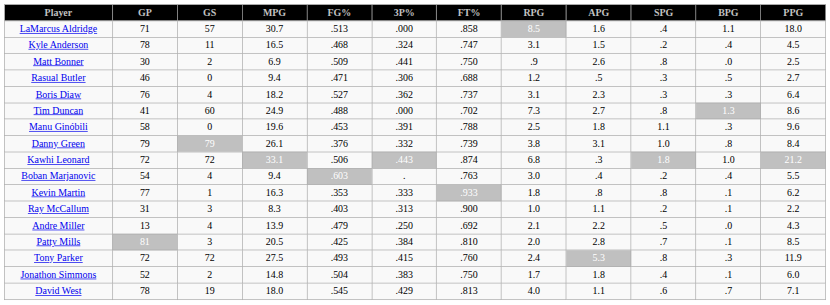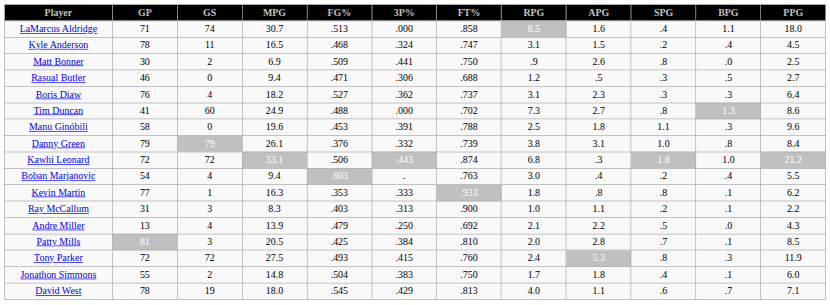(210, 29) 57 -> (210, 29) 74
(145, 275) 52 -> (145, 275) 55
